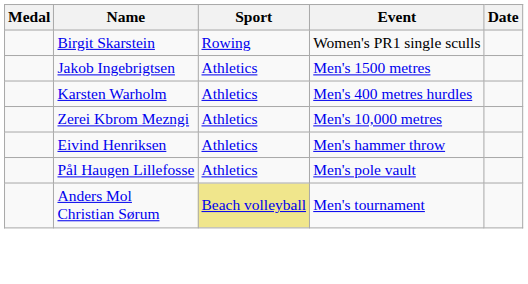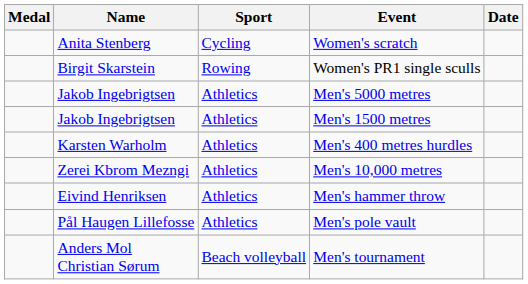+ row: (365, 43)
+ row: (372, 94)
(254, 205) khaki background -> (254, 256) no background
